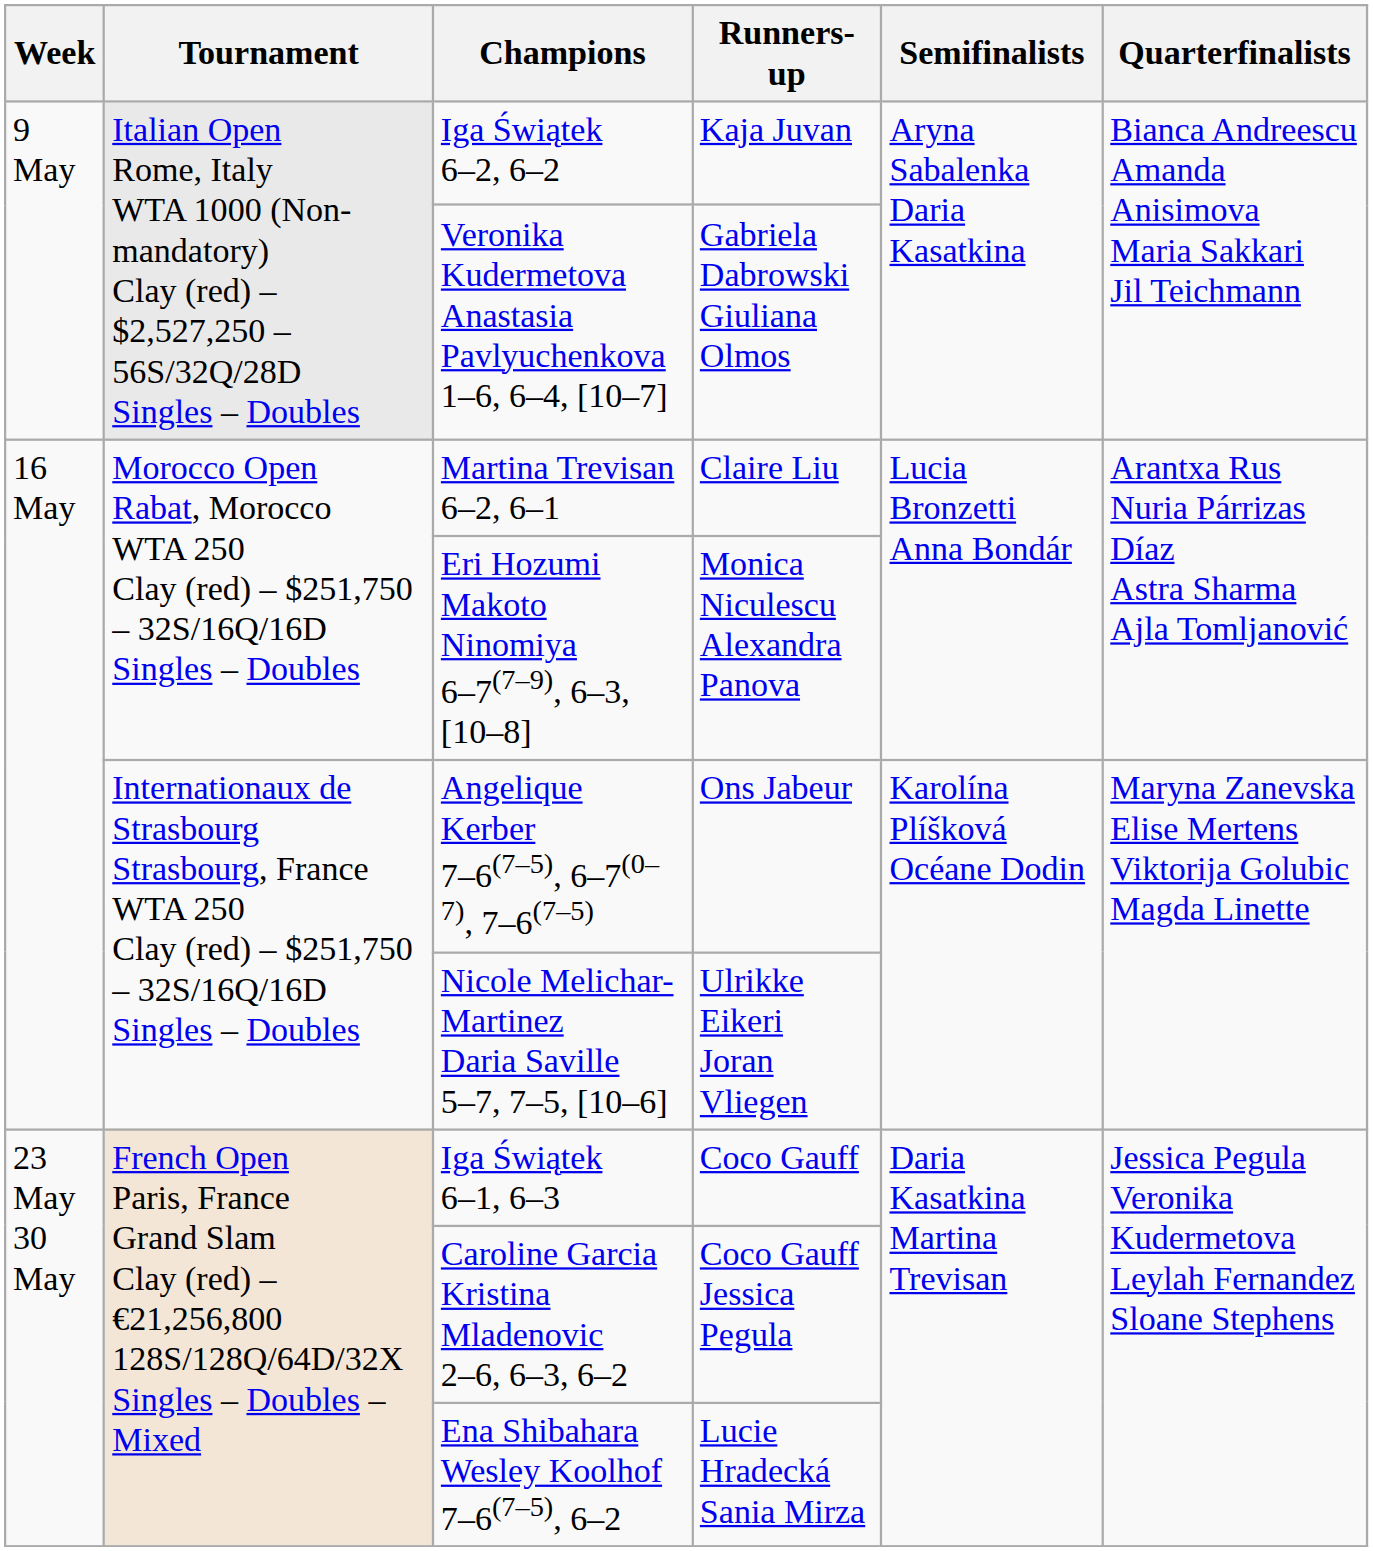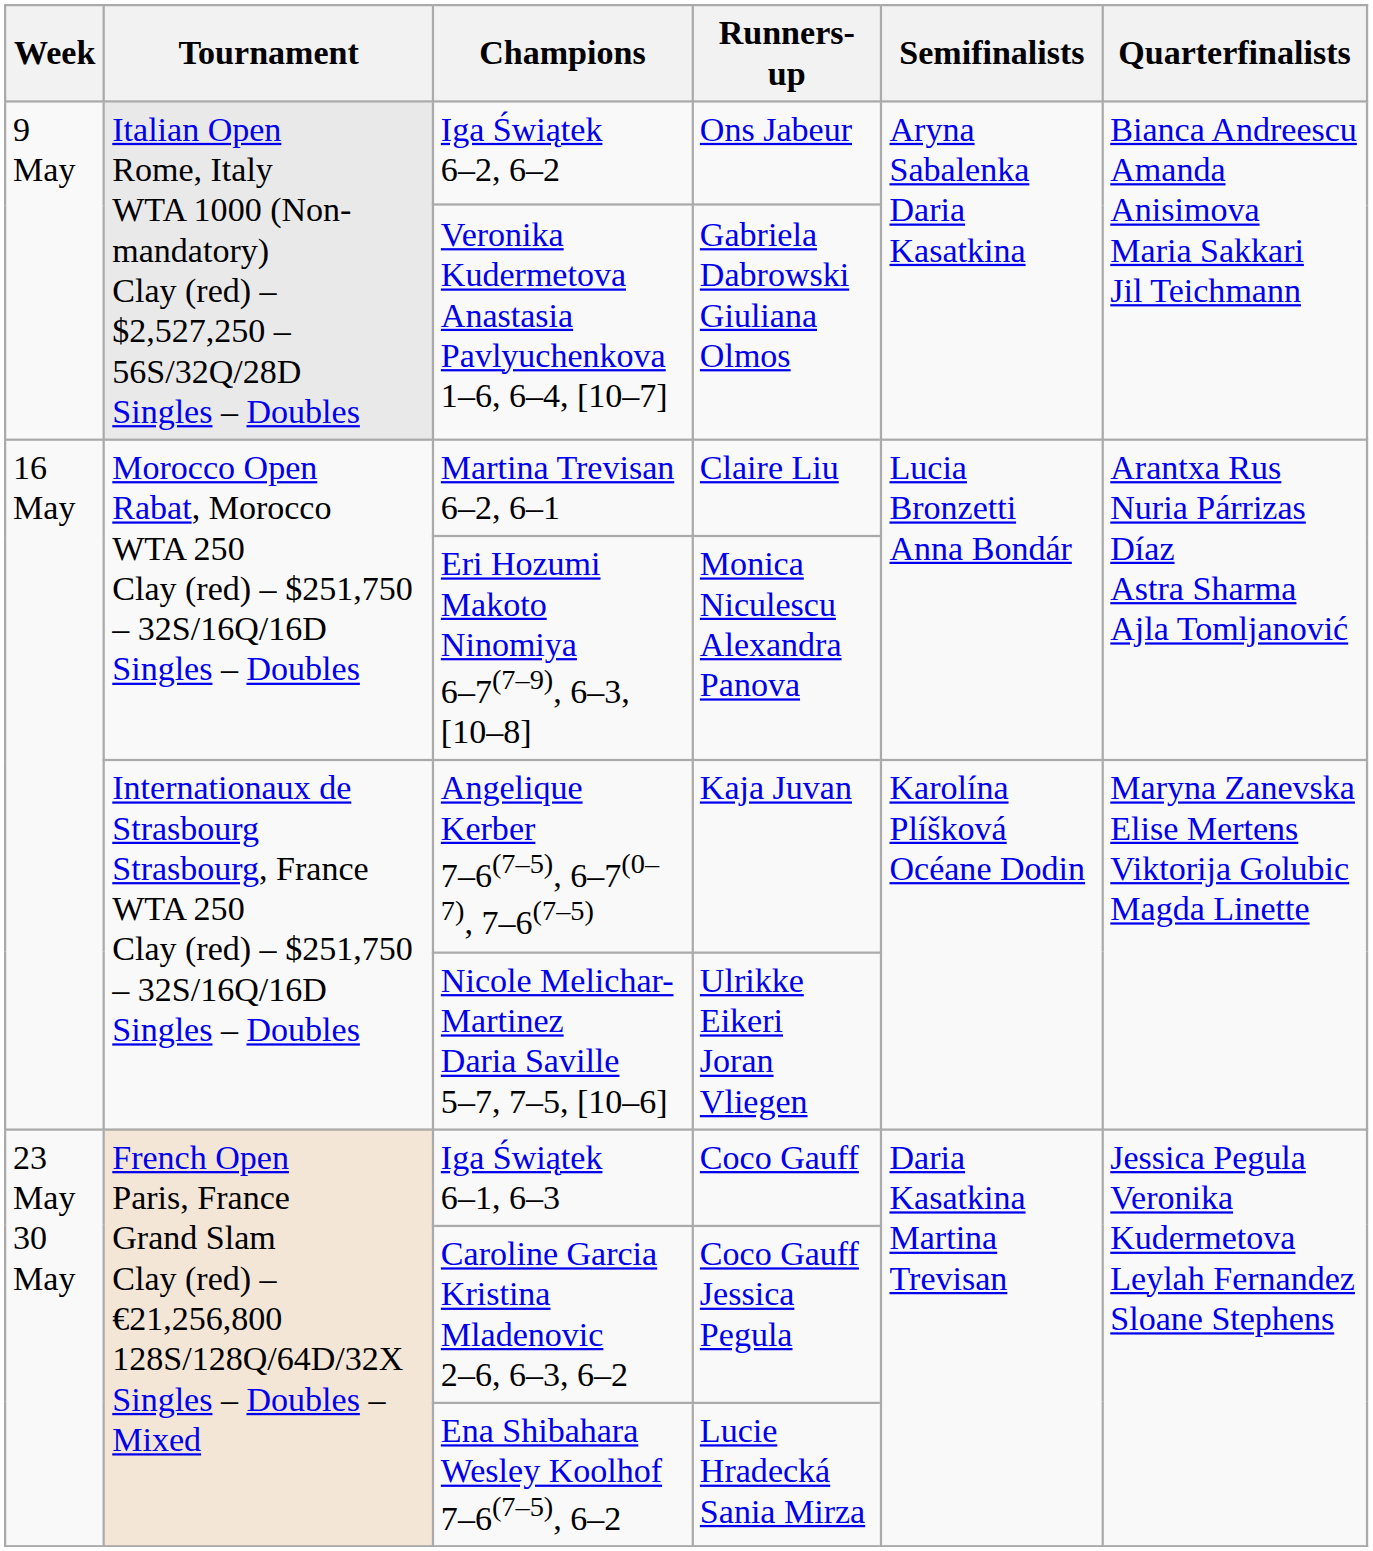(776, 129) Kaja Juvan -> (776, 129) Ons Jabeur
(776, 788) Ons Jabeur -> (776, 788) Kaja Juvan
